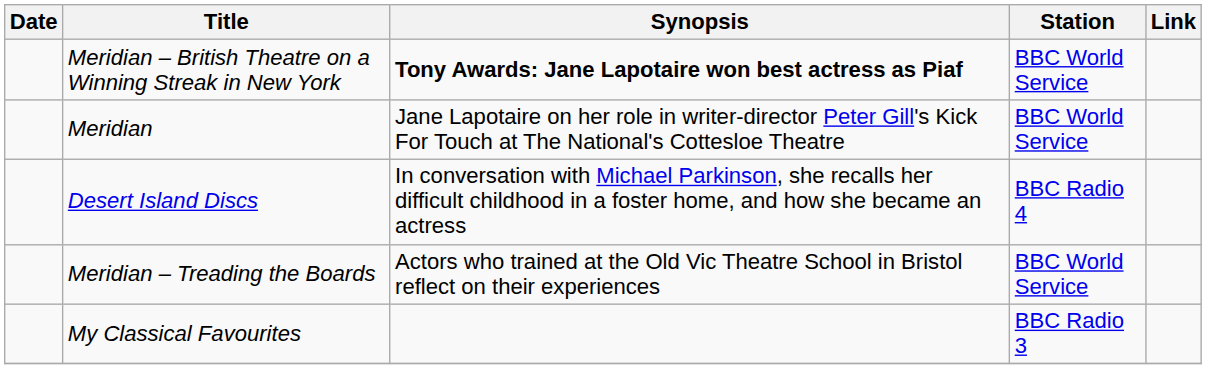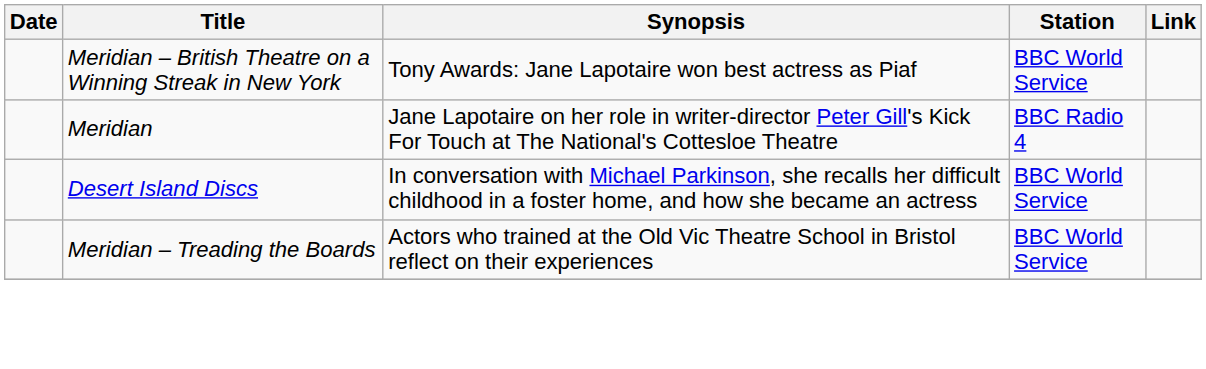(679, 69) bold -> (652, 69) normal
(1069, 129) BBC World Service -> (1069, 129) BBC Radio 4
(1069, 201) BBC Radio 4 -> (1068, 189) BBC World Service
- row: (184, 333)
